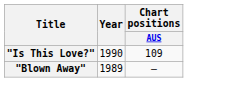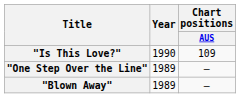+ row: (77, 69)
